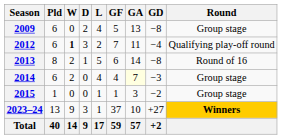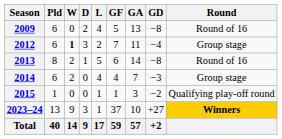(222, 28) Group stage -> (222, 28) Round of 16
(222, 45) Qualifying play-off round -> (222, 45) Group stage
(135, 77) lightyellow background -> (135, 77) no background
(222, 93) Group stage -> (222, 93) Qualifying play-off round
